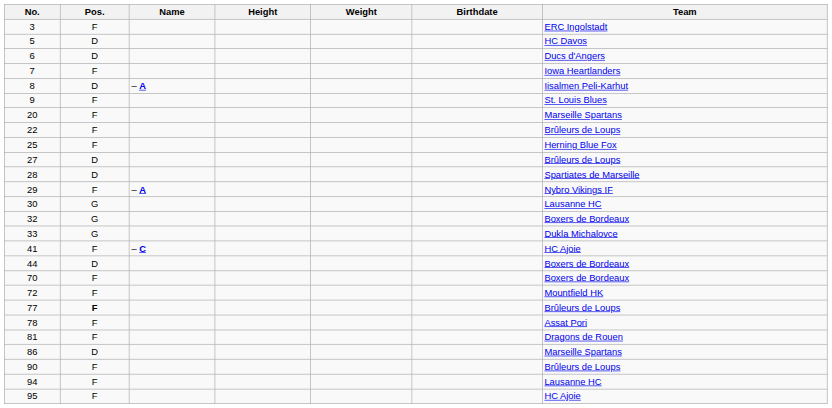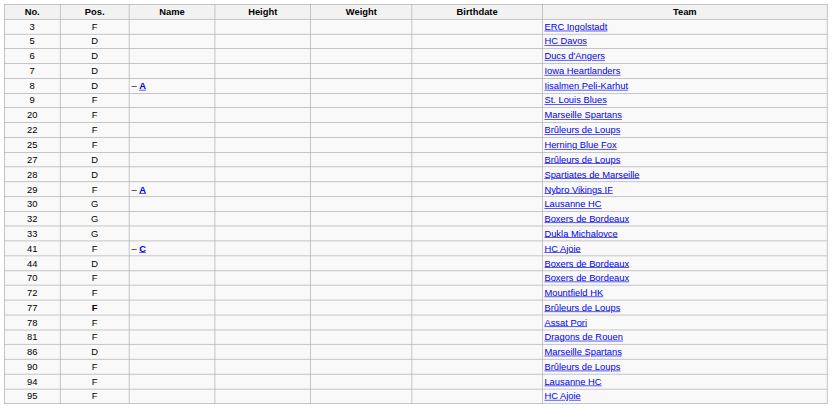(95, 71) F -> (95, 71) D
